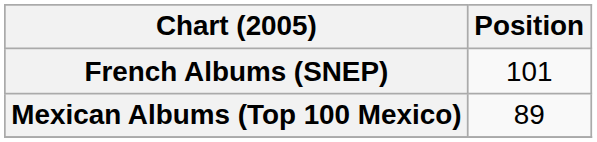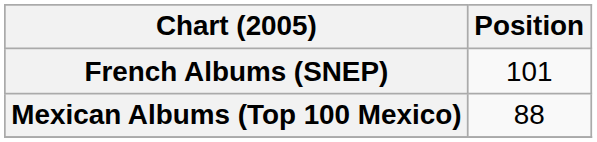(529, 114) 89 -> (529, 114) 88
